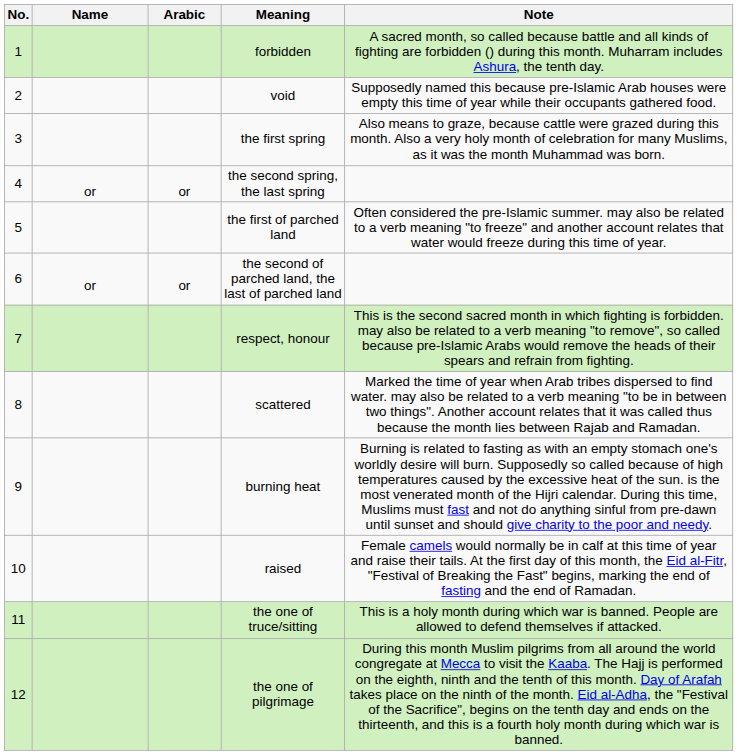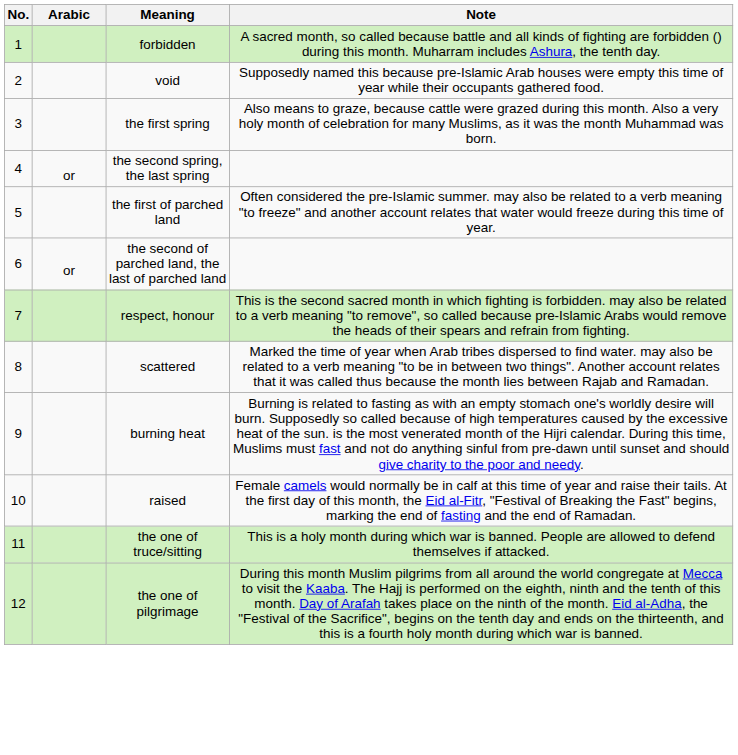- column: (90, 15)
